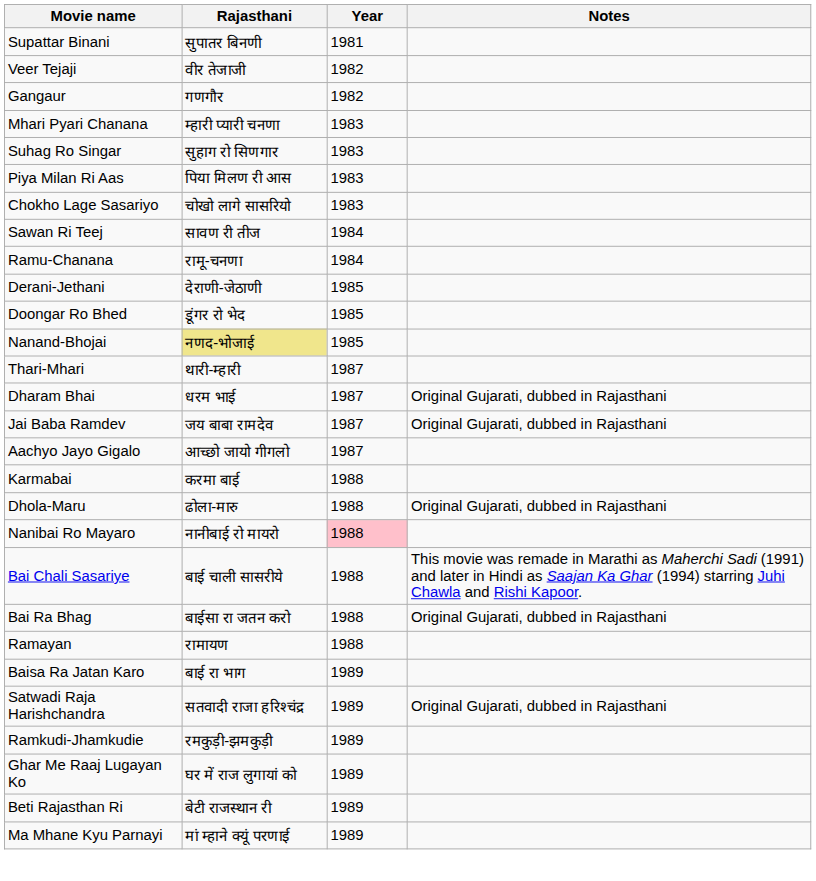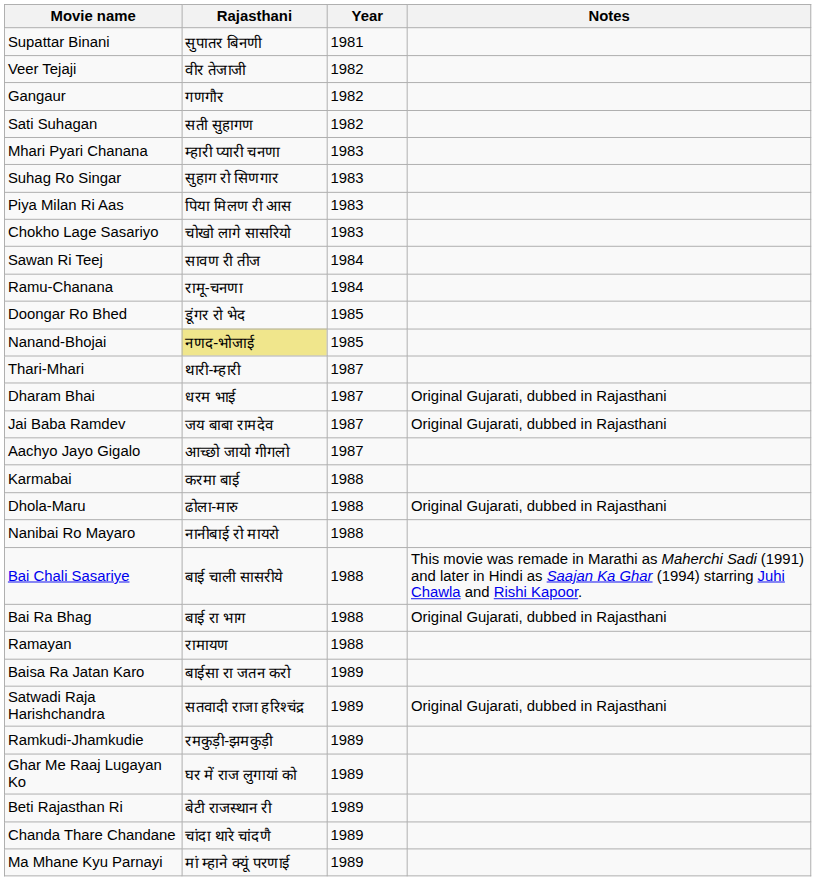+ row: (53, 123)
- row: (56, 287)
(347, 533) pink background -> (347, 533) no background
(238, 618) बाईसा रा जतन करो -> (215, 618) बाई रा भाग
(215, 673) बाई रा भाग -> (238, 673) बाईसा रा जतन करो
+ row: (92, 835)
